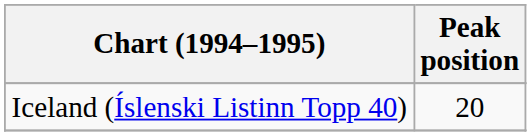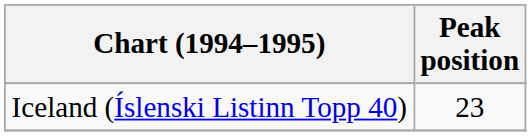(470, 106) 20 -> (470, 106) 23
